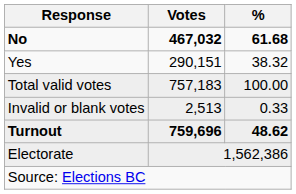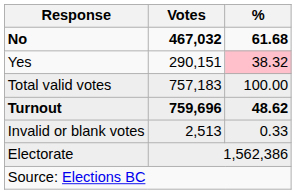(270, 62) no background -> (270, 62) pink background
rows swapped: (76, 108) <-> (35, 131)
